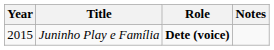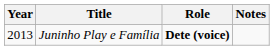(20, 34) 2015 -> (20, 34) 2013
